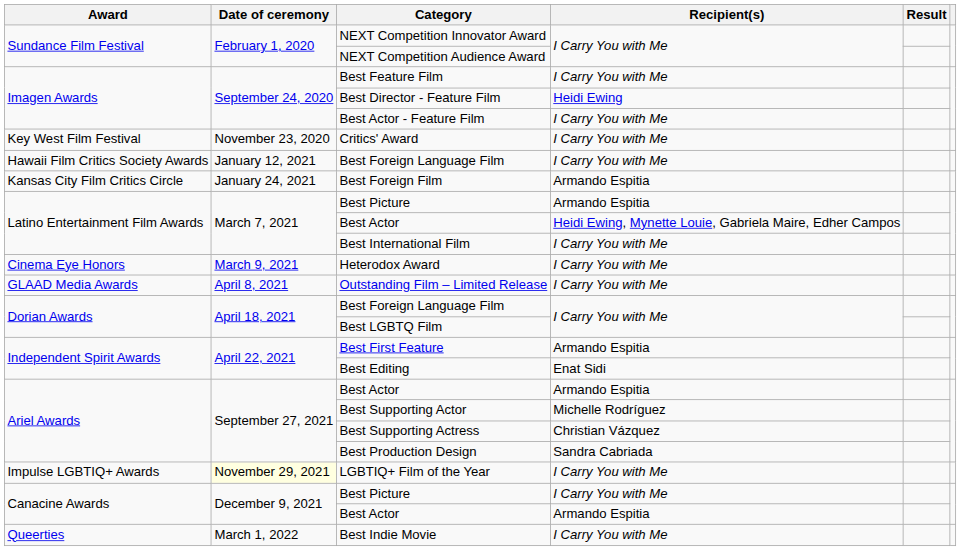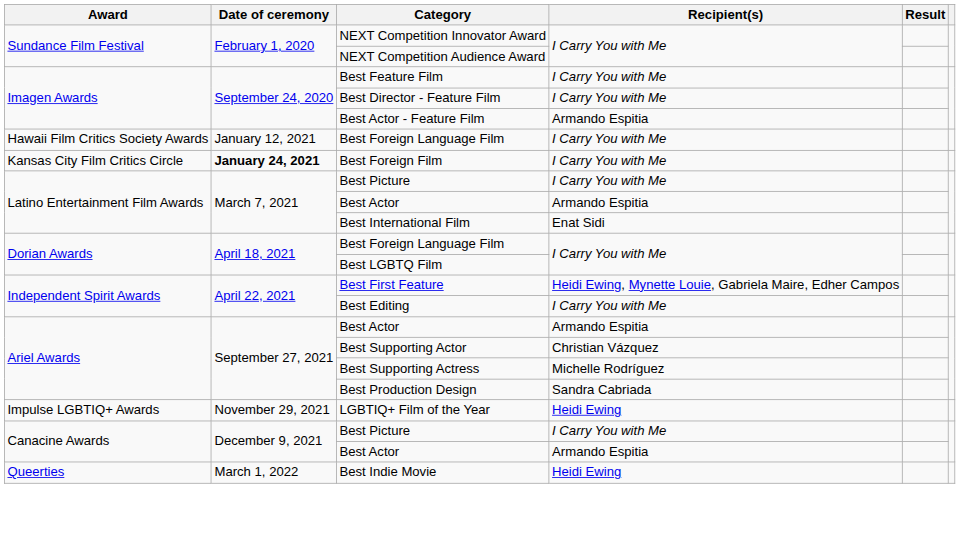(588, 98) Heidi Ewing -> (609, 98) I Carry You with Me
(610, 118) I Carry You with Me -> (600, 118) Armando Espitia
- row: (74, 139)
(265, 181) normal -> (267, 160) bold
(601, 181) Armando Espitia -> (609, 160) I Carry You with Me
(601, 202) Armando Espitia -> (609, 181) I Carry You with Me
(727, 222) Heidi Ewing, Mynette Louie, Gabriela Maire, Edher Campos -> (600, 202) Armando Espitia
(610, 243) I Carry You with Me -> (578, 222) Enat Sidi
- row: (66, 264)
- row: (73, 285)
(601, 347) Armando Espitia -> (726, 285) Heidi Ewing, Mynette Louie, Gabriela Maire, Edher Campos
(580, 368) Enat Sidi -> (609, 306) I Carry You with Me
(609, 410) Michelle Rodríguez -> (605, 347) Christian Vázquez
(607, 431) Christian Vázquez -> (608, 368) Michelle Rodríguez
(272, 472) lightyellow background -> (272, 410) no background
(610, 472) I Carry You with Me -> (587, 410) Heidi Ewing
(610, 535) I Carry You with Me -> (587, 472) Heidi Ewing
